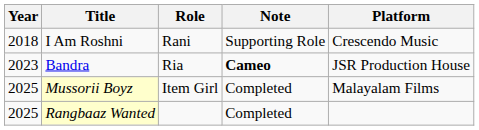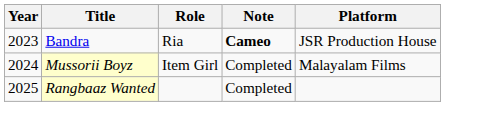- row: (84, 40)
(23, 88) 2025 -> (23, 64) 2024
